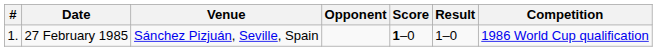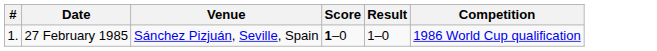- column: (356, 14)
